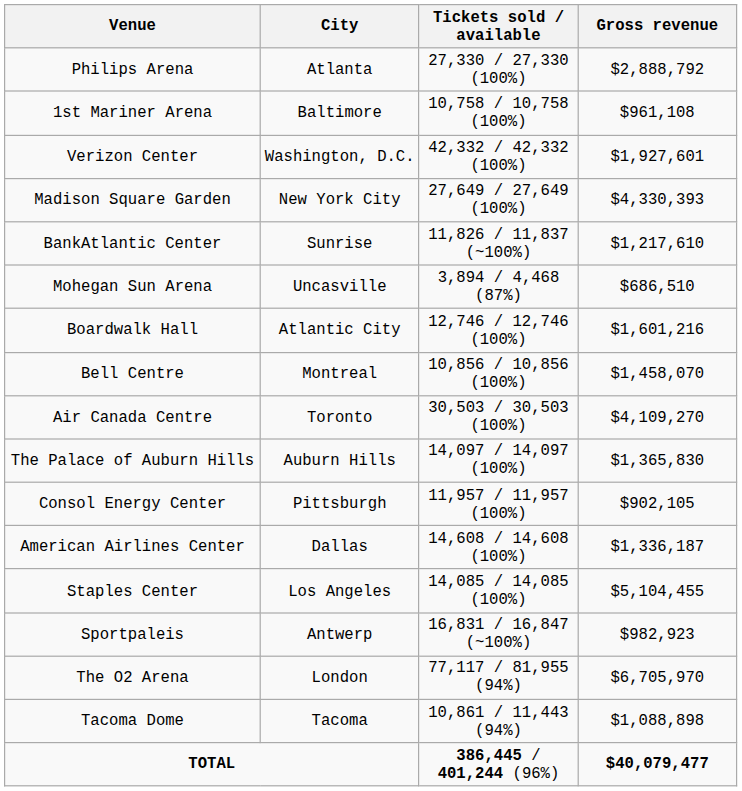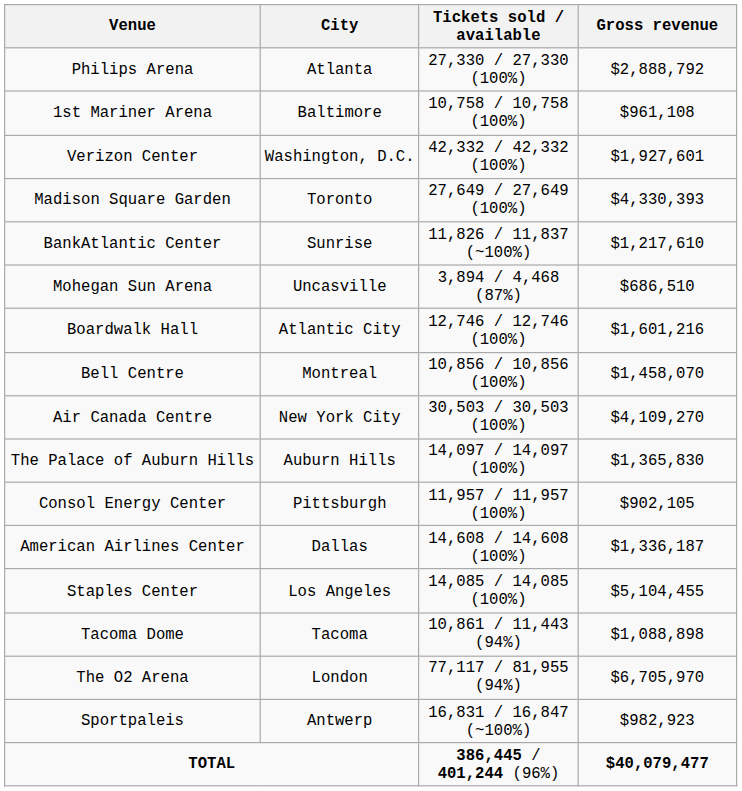(340, 200) New York City -> (340, 200) Toronto
(340, 417) Toronto -> (340, 417) New York City
rows swapped: (133, 721) <-> (133, 634)
